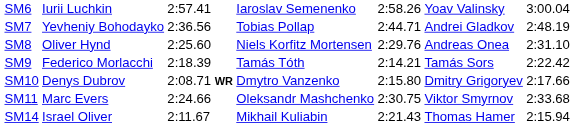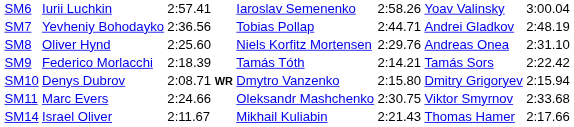(548, 81) 2:17.66 -> (548, 81) 2:15.94
(548, 117) 2:15.94 -> (548, 117) 2:17.66
